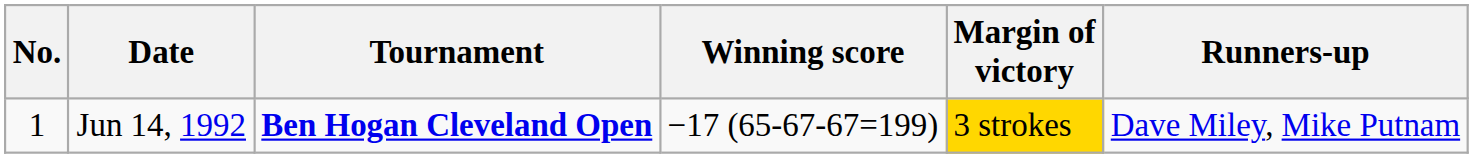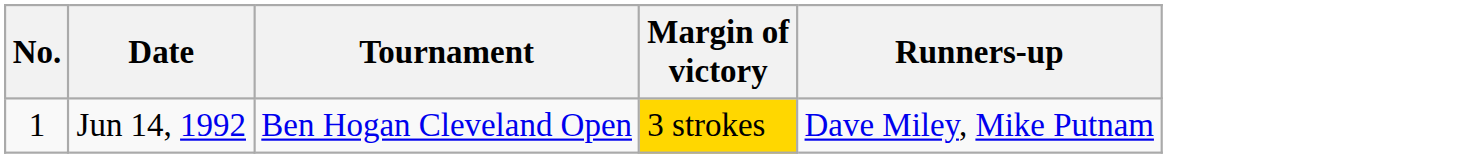- column: (803, 51)
(457, 125) bold -> (447, 125) normal
